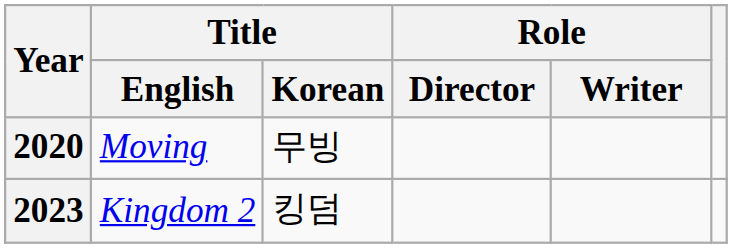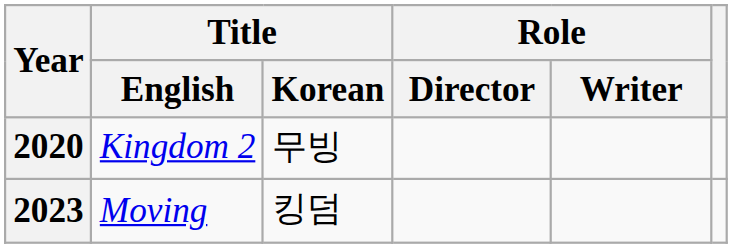(154, 147) Moving -> (178, 147) Kingdom 2
(178, 209) Kingdom 2 -> (154, 209) Moving
